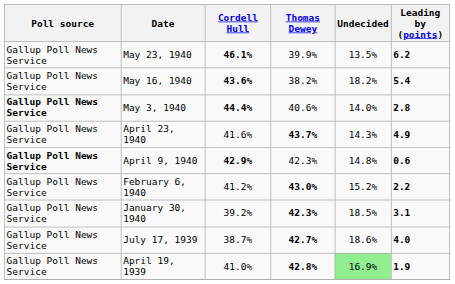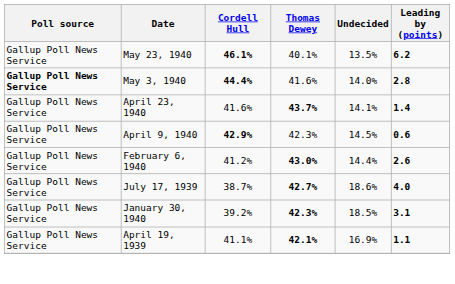(303, 55) 39.9% -> (303, 55) 40.1%
- row: (157, 81)
(303, 108) 40.6% -> (303, 81) 41.6%
(363, 134) 14.3% -> (363, 108) 14.1%
(402, 134) 4.9 -> (402, 108) 1.4
(52, 161) bold -> (52, 134) normal
(363, 161) 14.8% -> (363, 134) 14.5%
(363, 187) 15.2% -> (363, 161) 14.4%
(402, 187) 2.2 -> (402, 161) 2.6
rows swapped: (155, 213) <-> (160, 240)
(238, 266) 41.0% -> (238, 240) 41.1%
(303, 266) 42.8% -> (303, 240) 42.1%
(363, 266) lightgreen background -> (363, 240) no background
(402, 266) 1.9 -> (402, 240) 1.1
